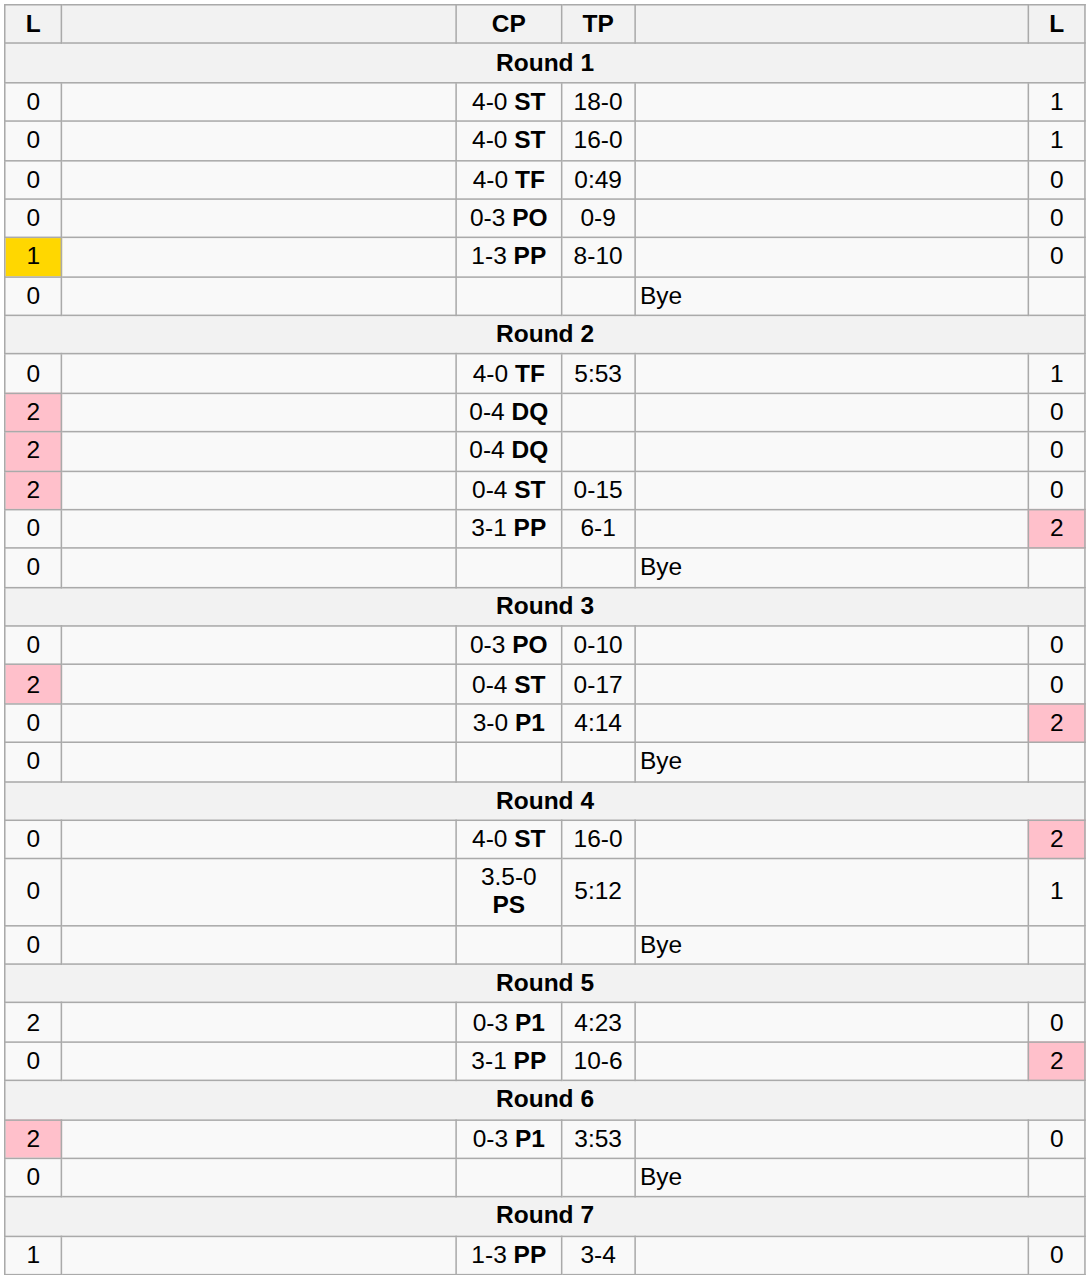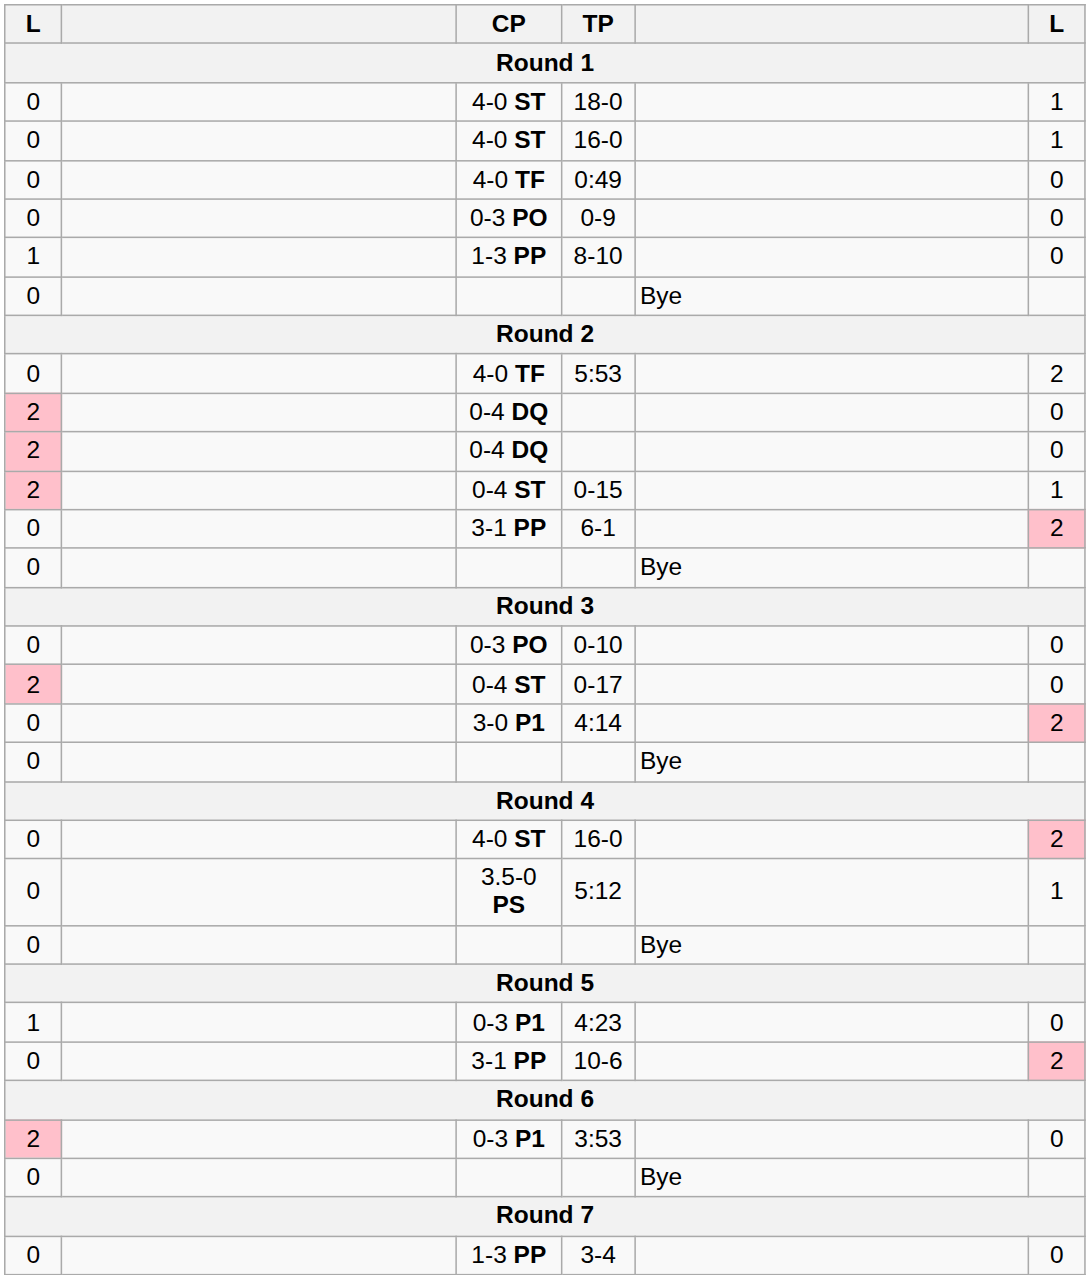(33, 256) gold background -> (33, 256) no background
(1057, 373) 1 -> (1057, 373) 2
(1057, 489) 0 -> (1057, 489) 1
(33, 1022) 2 -> (33, 1022) 1
(33, 1254) 1 -> (33, 1254) 0
